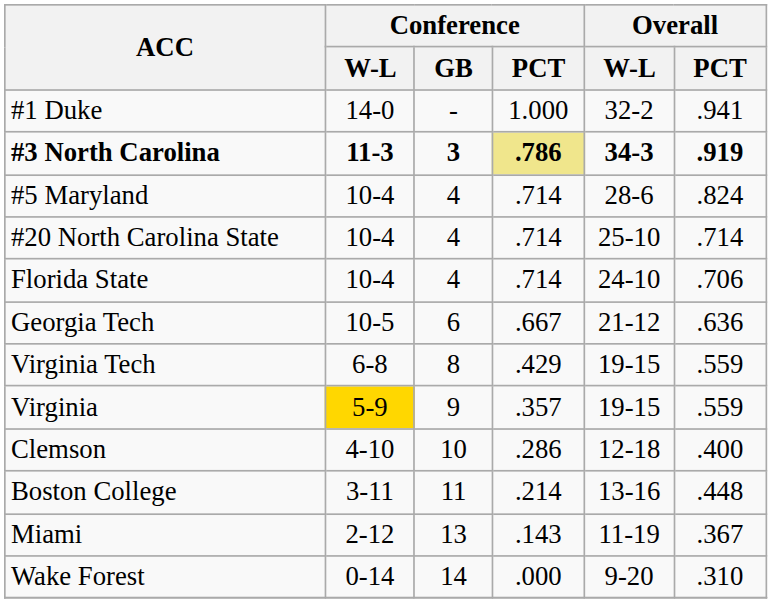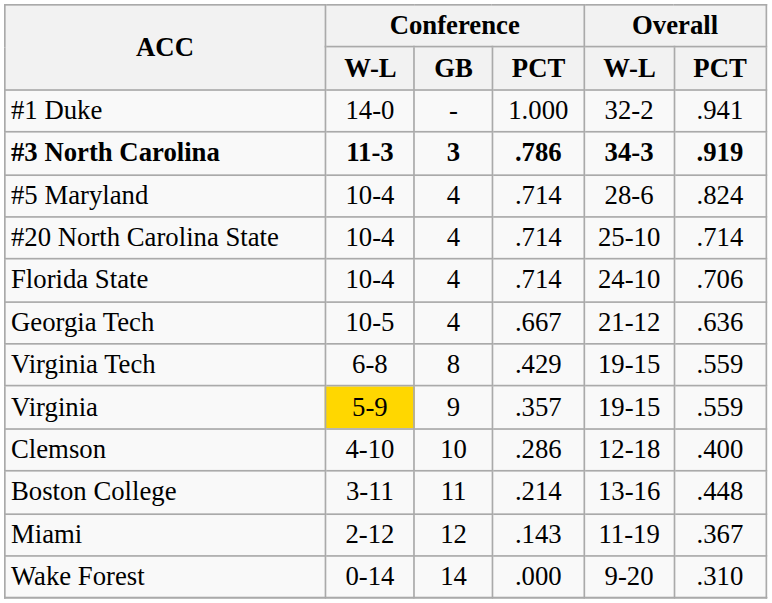(538, 152) khaki background -> (538, 152) no background
(453, 322) 6 -> (453, 322) 4
(453, 534) 13 -> (453, 534) 12
